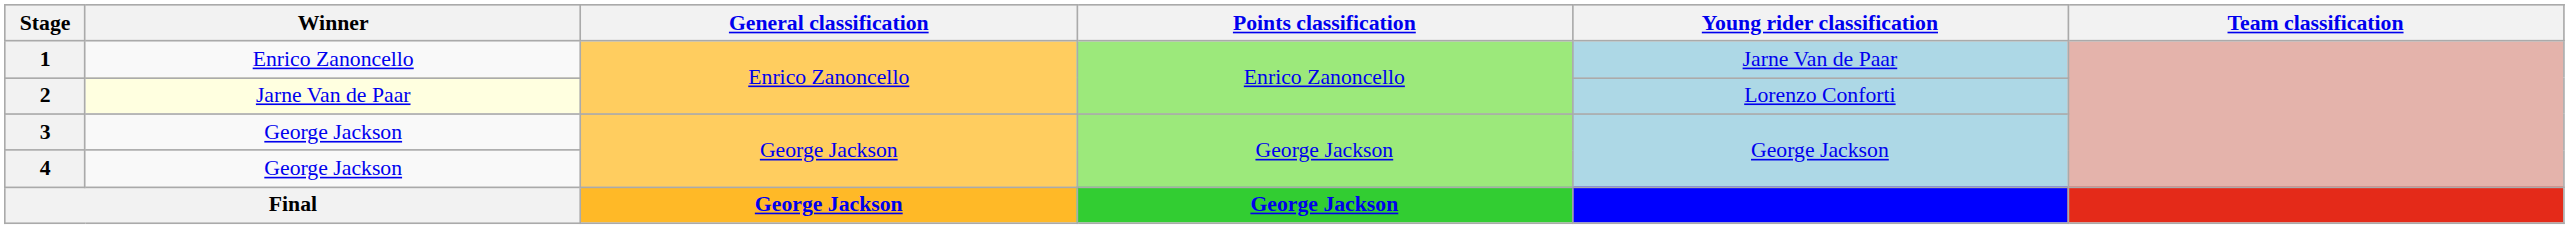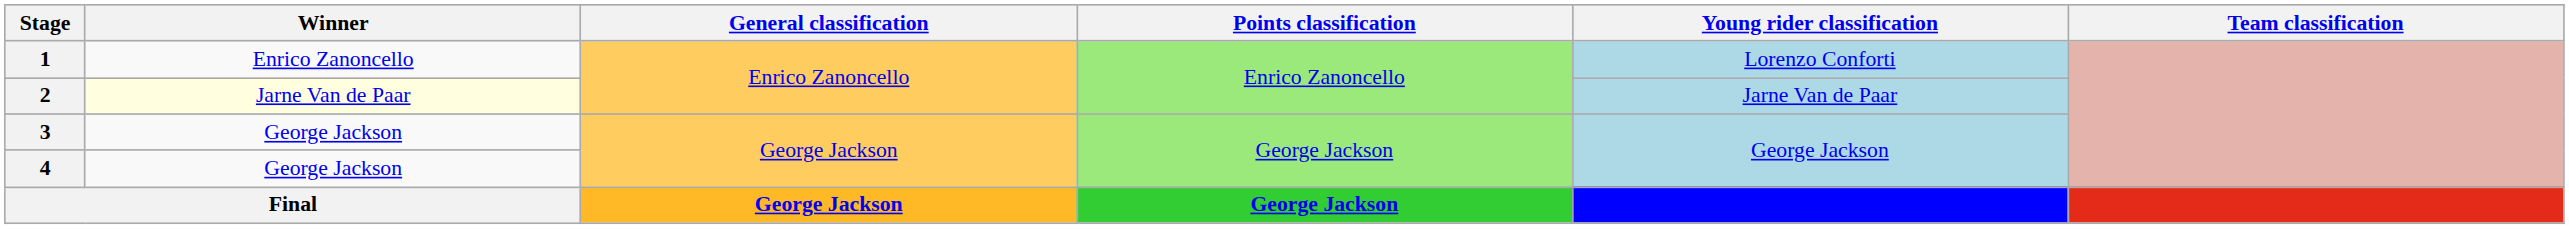(1820, 59) Jarne Van de Paar -> (1820, 59) Lorenzo Conforti
(1820, 95) Lorenzo Conforti -> (1820, 95) Jarne Van de Paar
